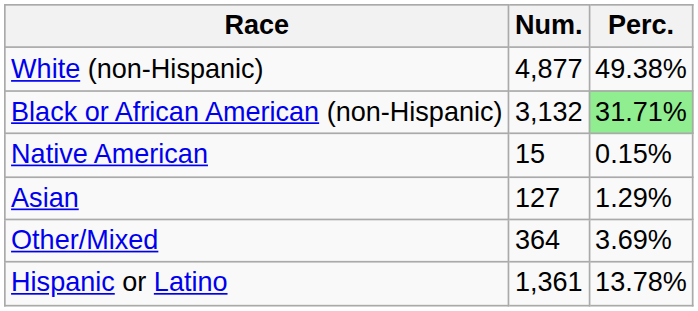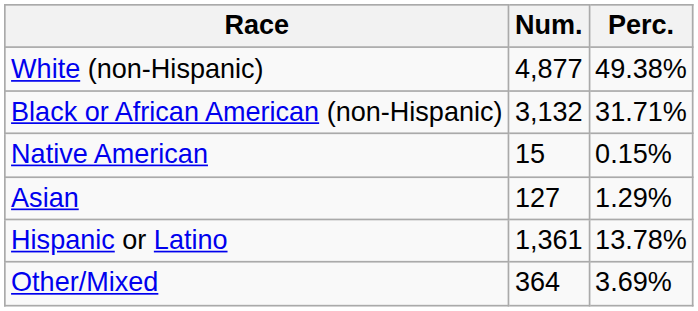(641, 111) lightgreen background -> (641, 111) no background
rows swapped: (85, 240) <-> (119, 283)
